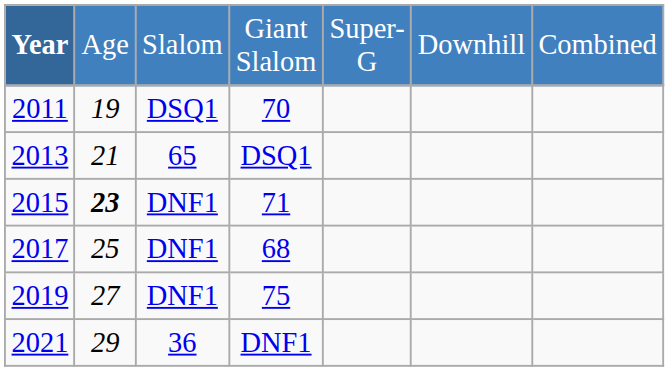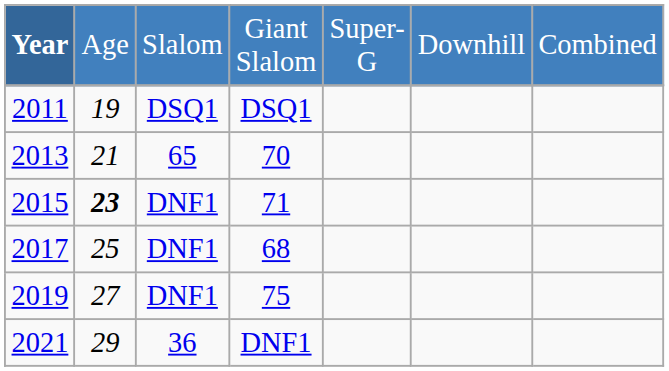(276, 108) 70 -> (276, 108) DSQ1
(276, 155) DSQ1 -> (276, 155) 70
